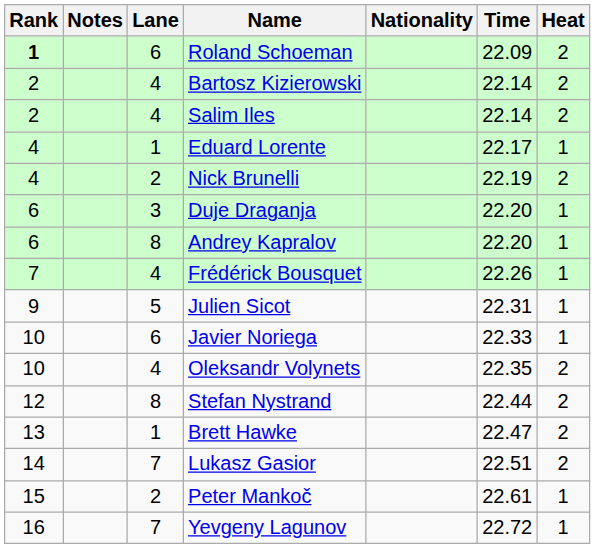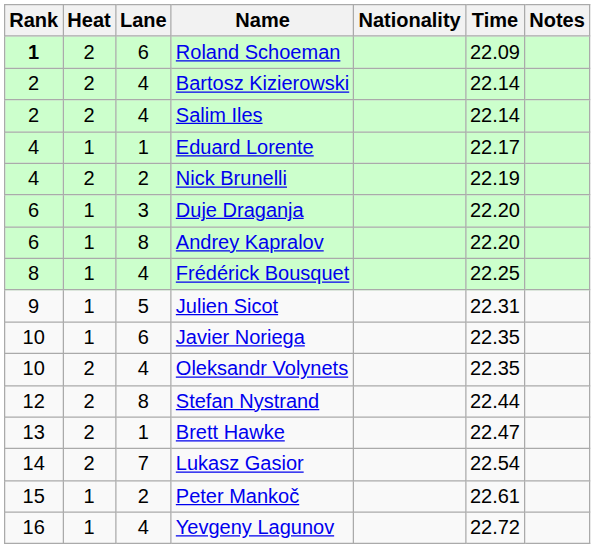columns swapped: (563, 20) <-> (95, 20)
(34, 274) 7 -> (34, 274) 8
(507, 274) 22.26 -> (495, 274) 22.25
(507, 337) 22.33 -> (495, 337) 22.35
(507, 464) 22.51 -> (495, 464) 22.54
(155, 527) 7 -> (143, 527) 4
